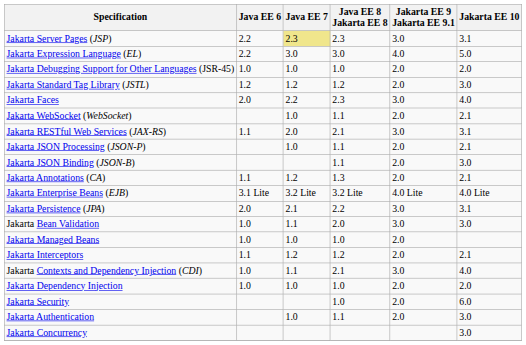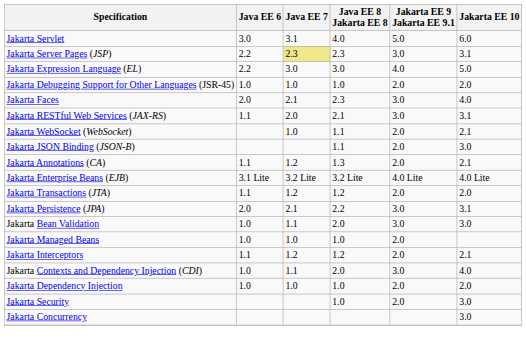+ row: (35, 38)
- row: (78, 85)
(292, 100) 2.2 -> (292, 100) 2.1
rows swapped: (86, 131) <-> (69, 116)
- row: (76, 147)
+ row: (58, 193)
(338, 270) 2.1 -> (338, 270) 2.0
(465, 301) 6.0 -> (465, 301) 3.0
- row: (50, 317)
